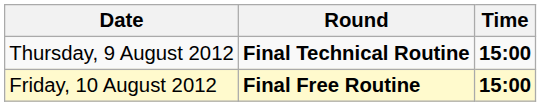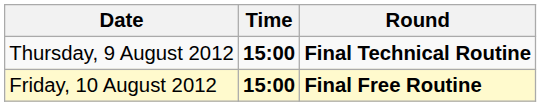columns swapped: (505, 20) <-> (356, 20)
